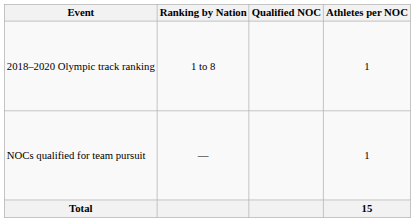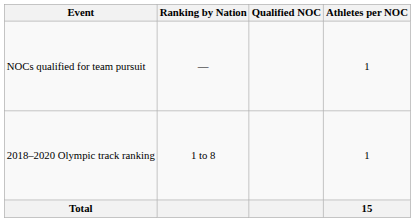rows swapped: (76, 155) <-> (81, 66)
